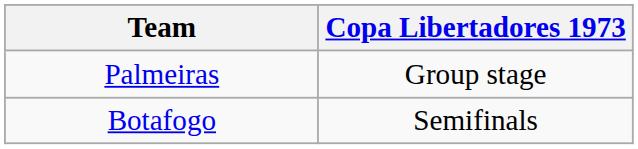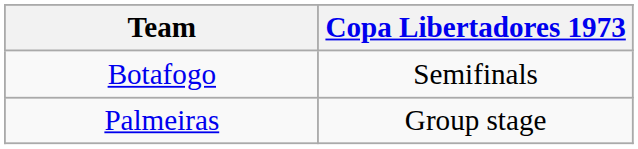rows swapped: (162, 119) <-> (162, 73)
